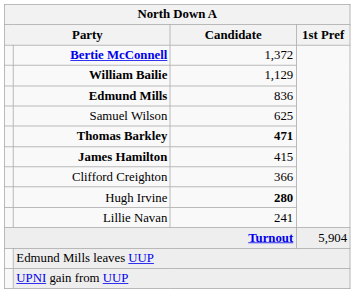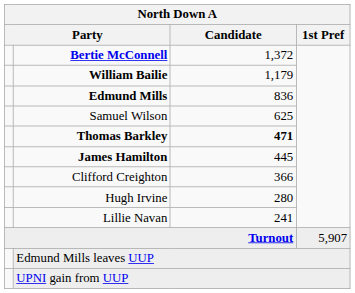(279, 75) 1,129 -> (279, 75) 1,179
(284, 156) 415 -> (284, 156) 445
(284, 197) bold -> (284, 197) normal
(333, 237) 5,904 -> (333, 237) 5,907
